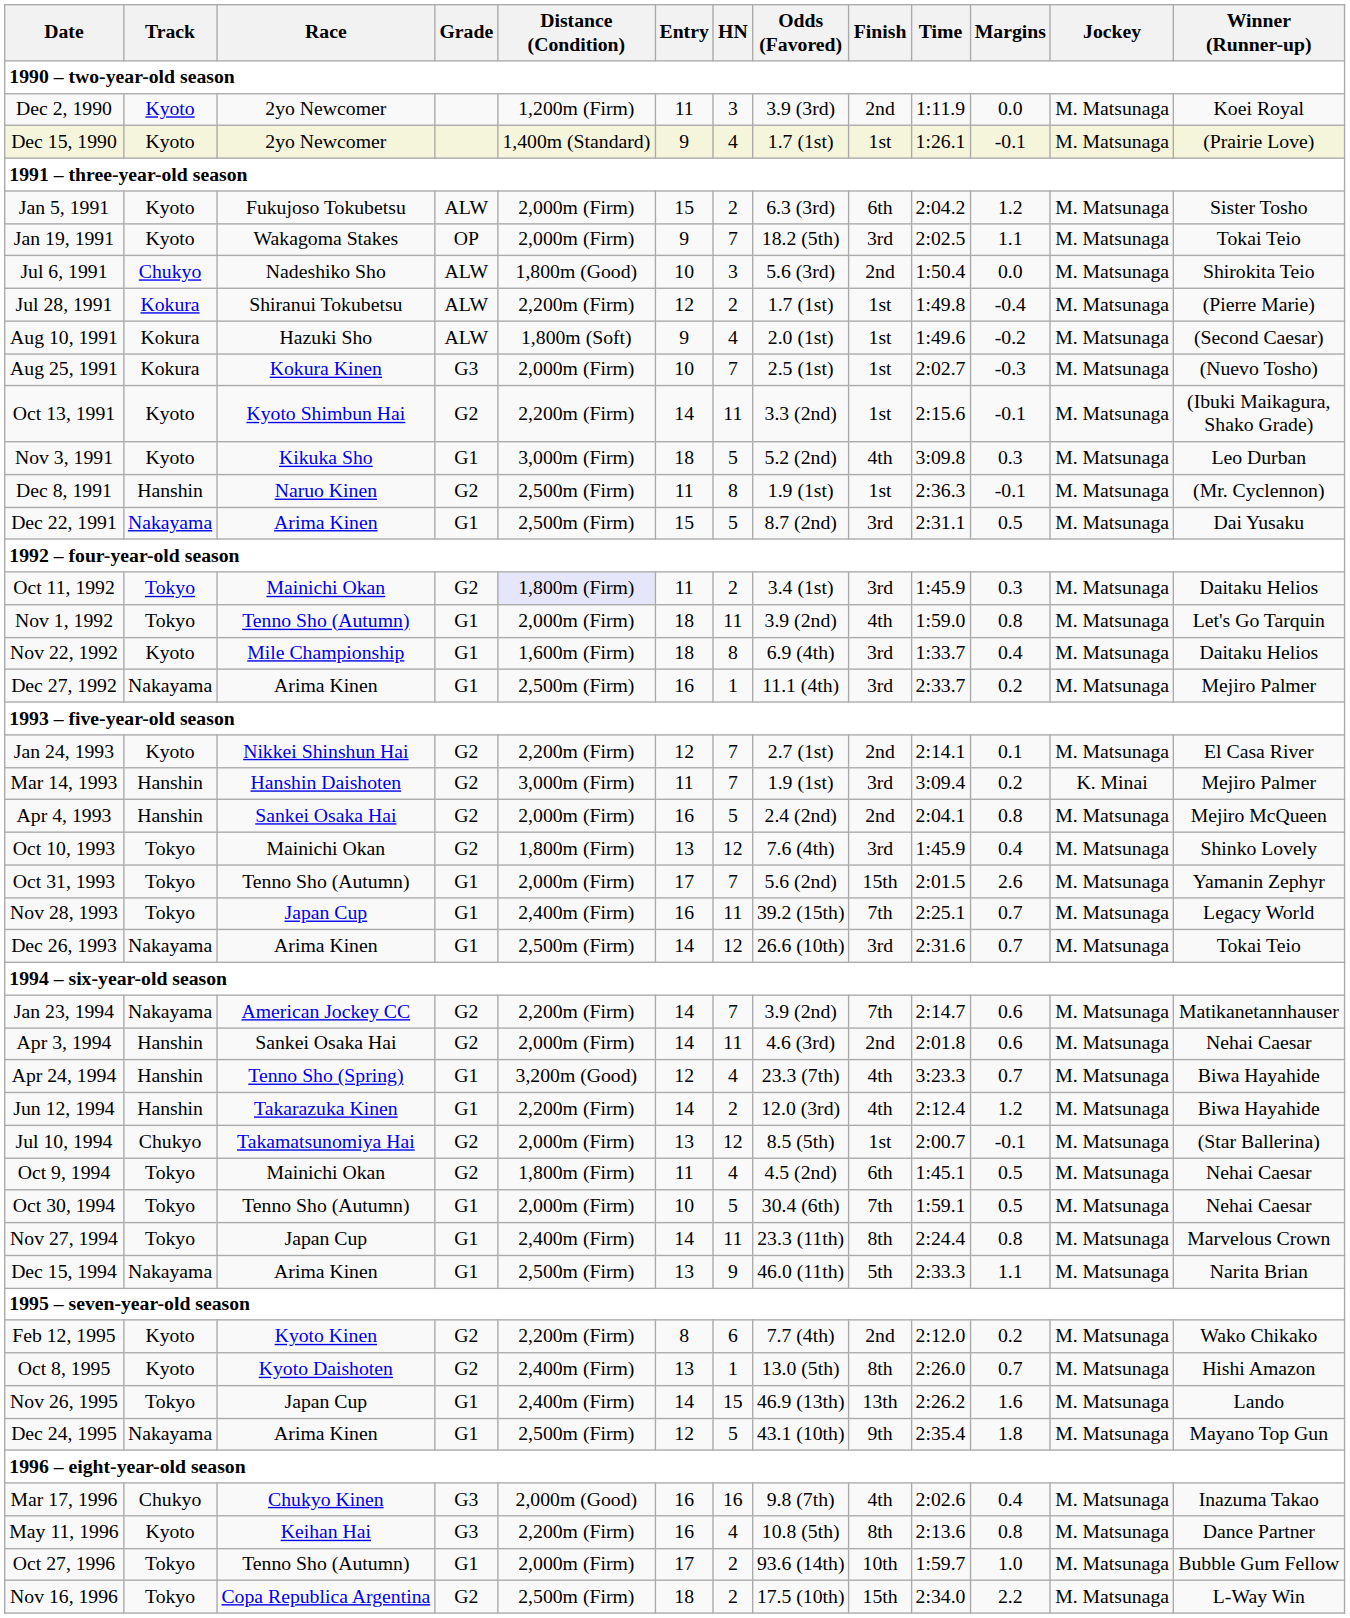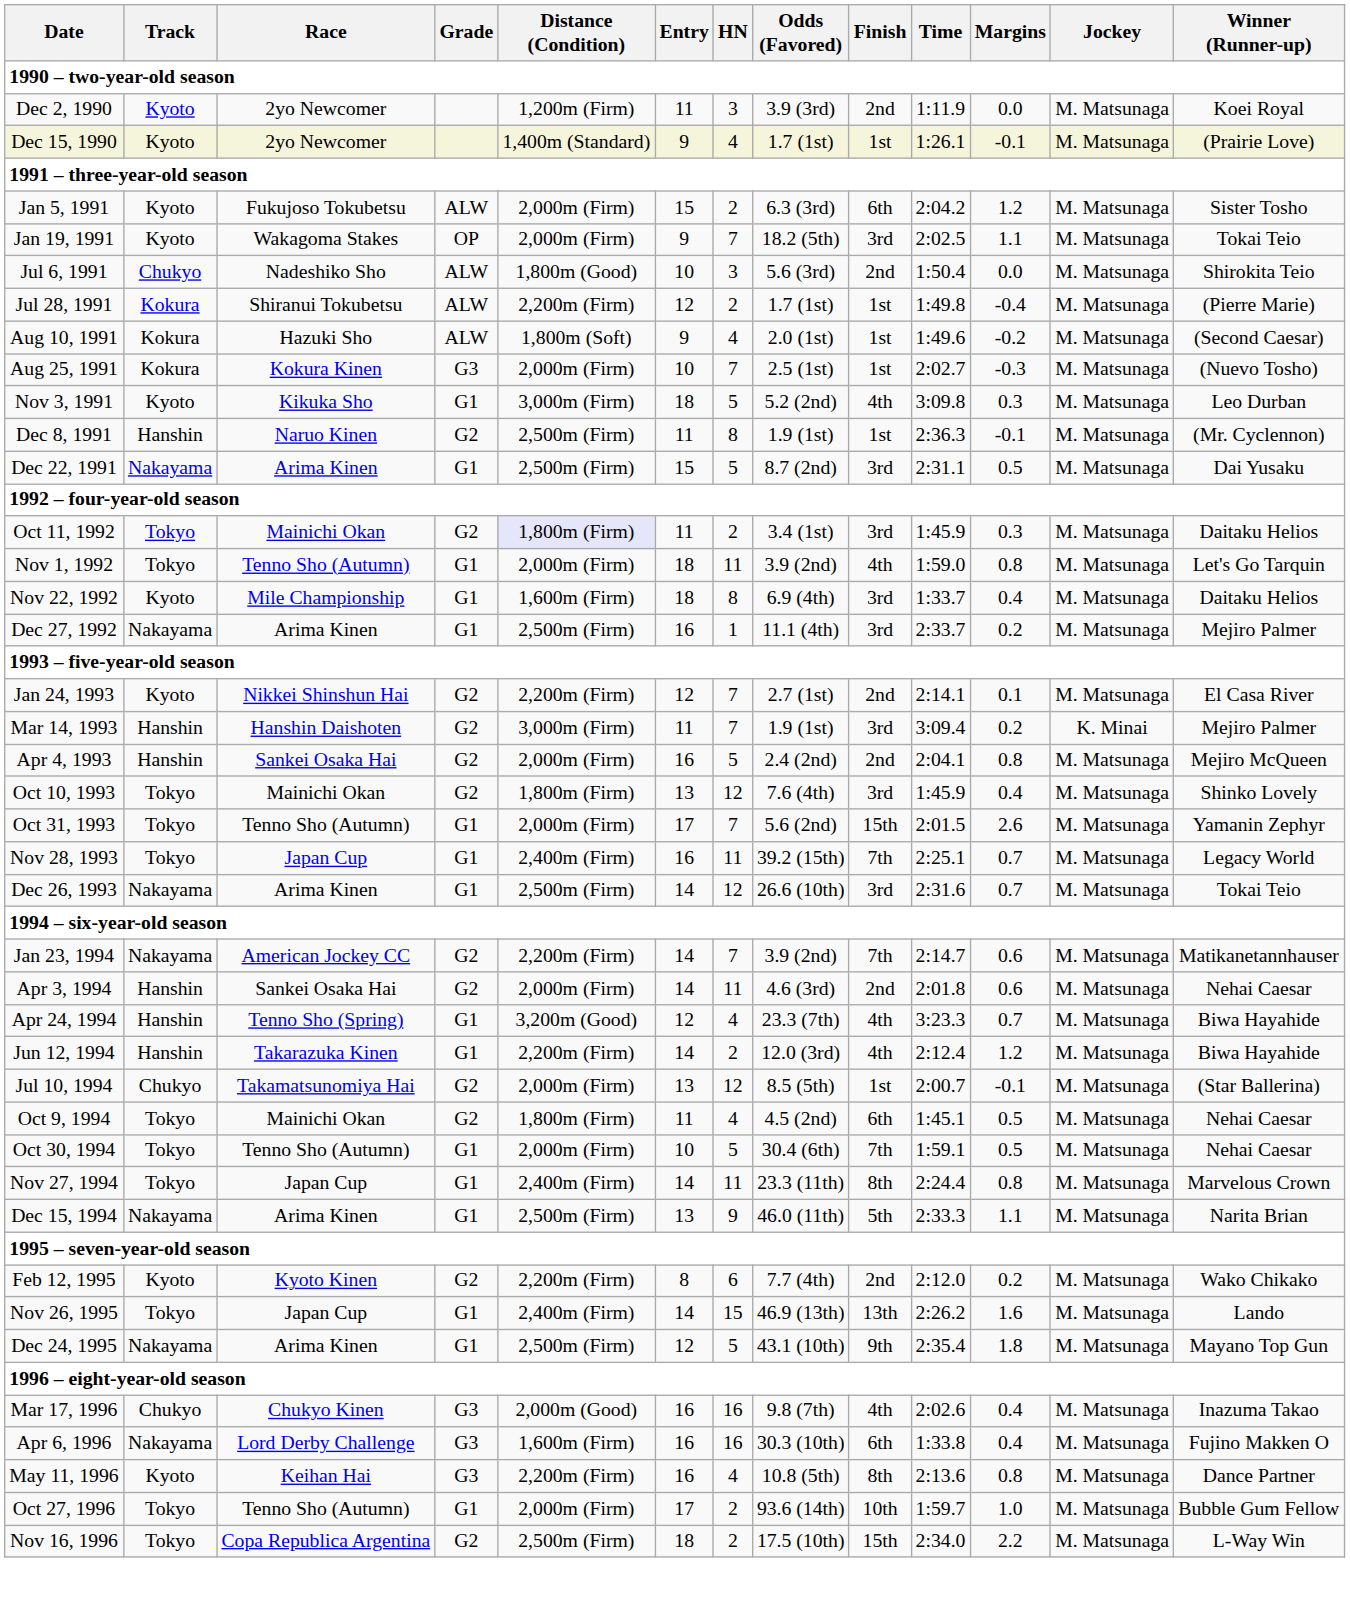- row: (64, 414)
- row: (64, 1369)
+ row: (64, 1443)
